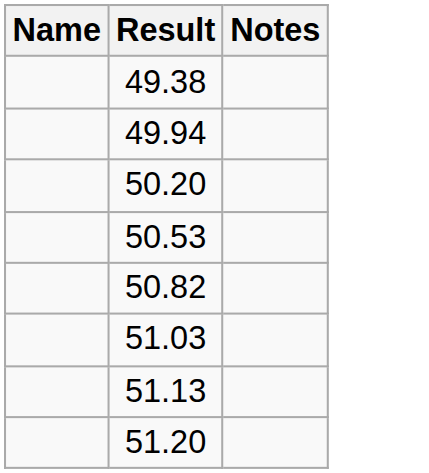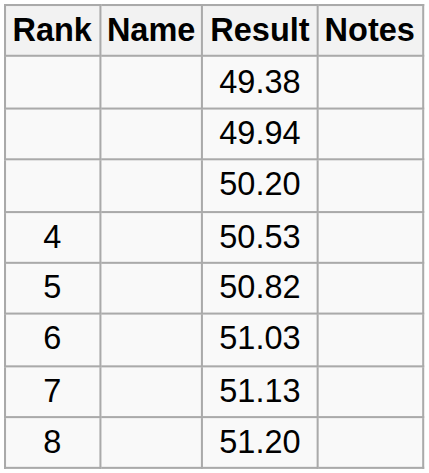+ column: (52, 30)
